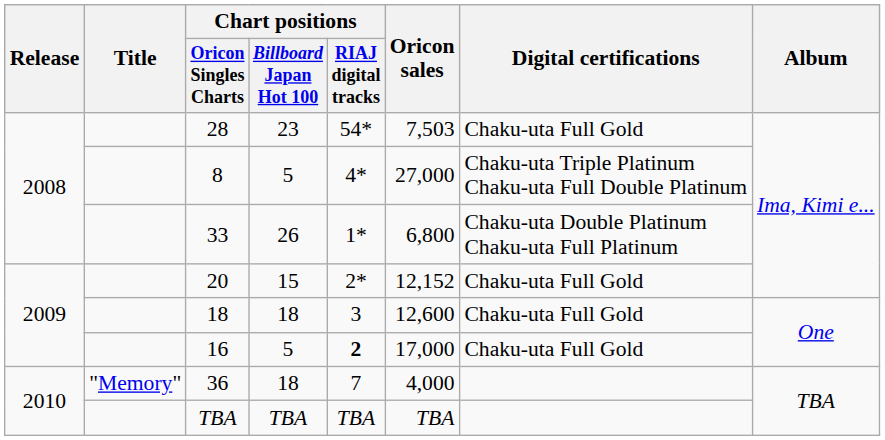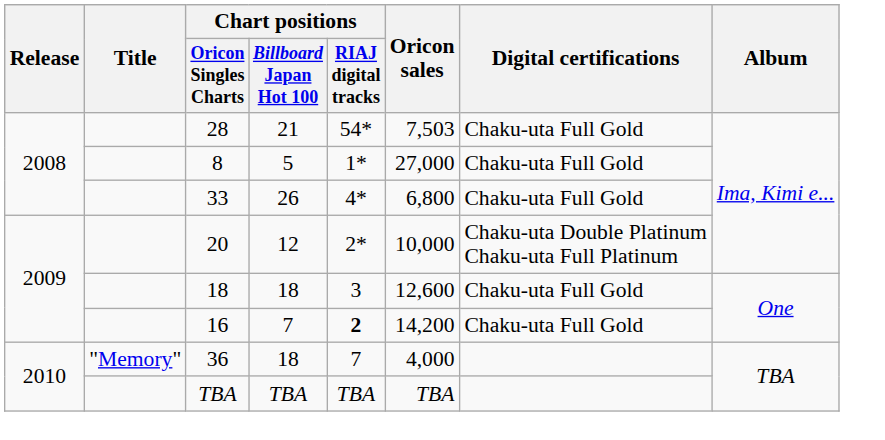(288, 129) 23 -> (288, 129) 21
(356, 175) 4* -> (356, 163) 1*
(606, 175) Chaku-uta Triple Platinum Chaku-uta Full Double Platinum -> (554, 163) Chaku-uta Full Gold
(356, 234) 1* -> (356, 197) 4*
(586, 234) Chaku-uta Double Platinum Chaku-uta Full Platinum -> (554, 197) Chaku-uta Full Gold
(288, 280) 15 -> (288, 244) 12
(425, 280) 12,152 -> (425, 244) 10,000
(554, 280) Chaku-uta Full Gold -> (586, 244) Chaku-uta Double Platinum Chaku-uta Full Platinum
(288, 349) 5 -> (288, 324) 7
(425, 349) 17,000 -> (425, 324) 14,200
